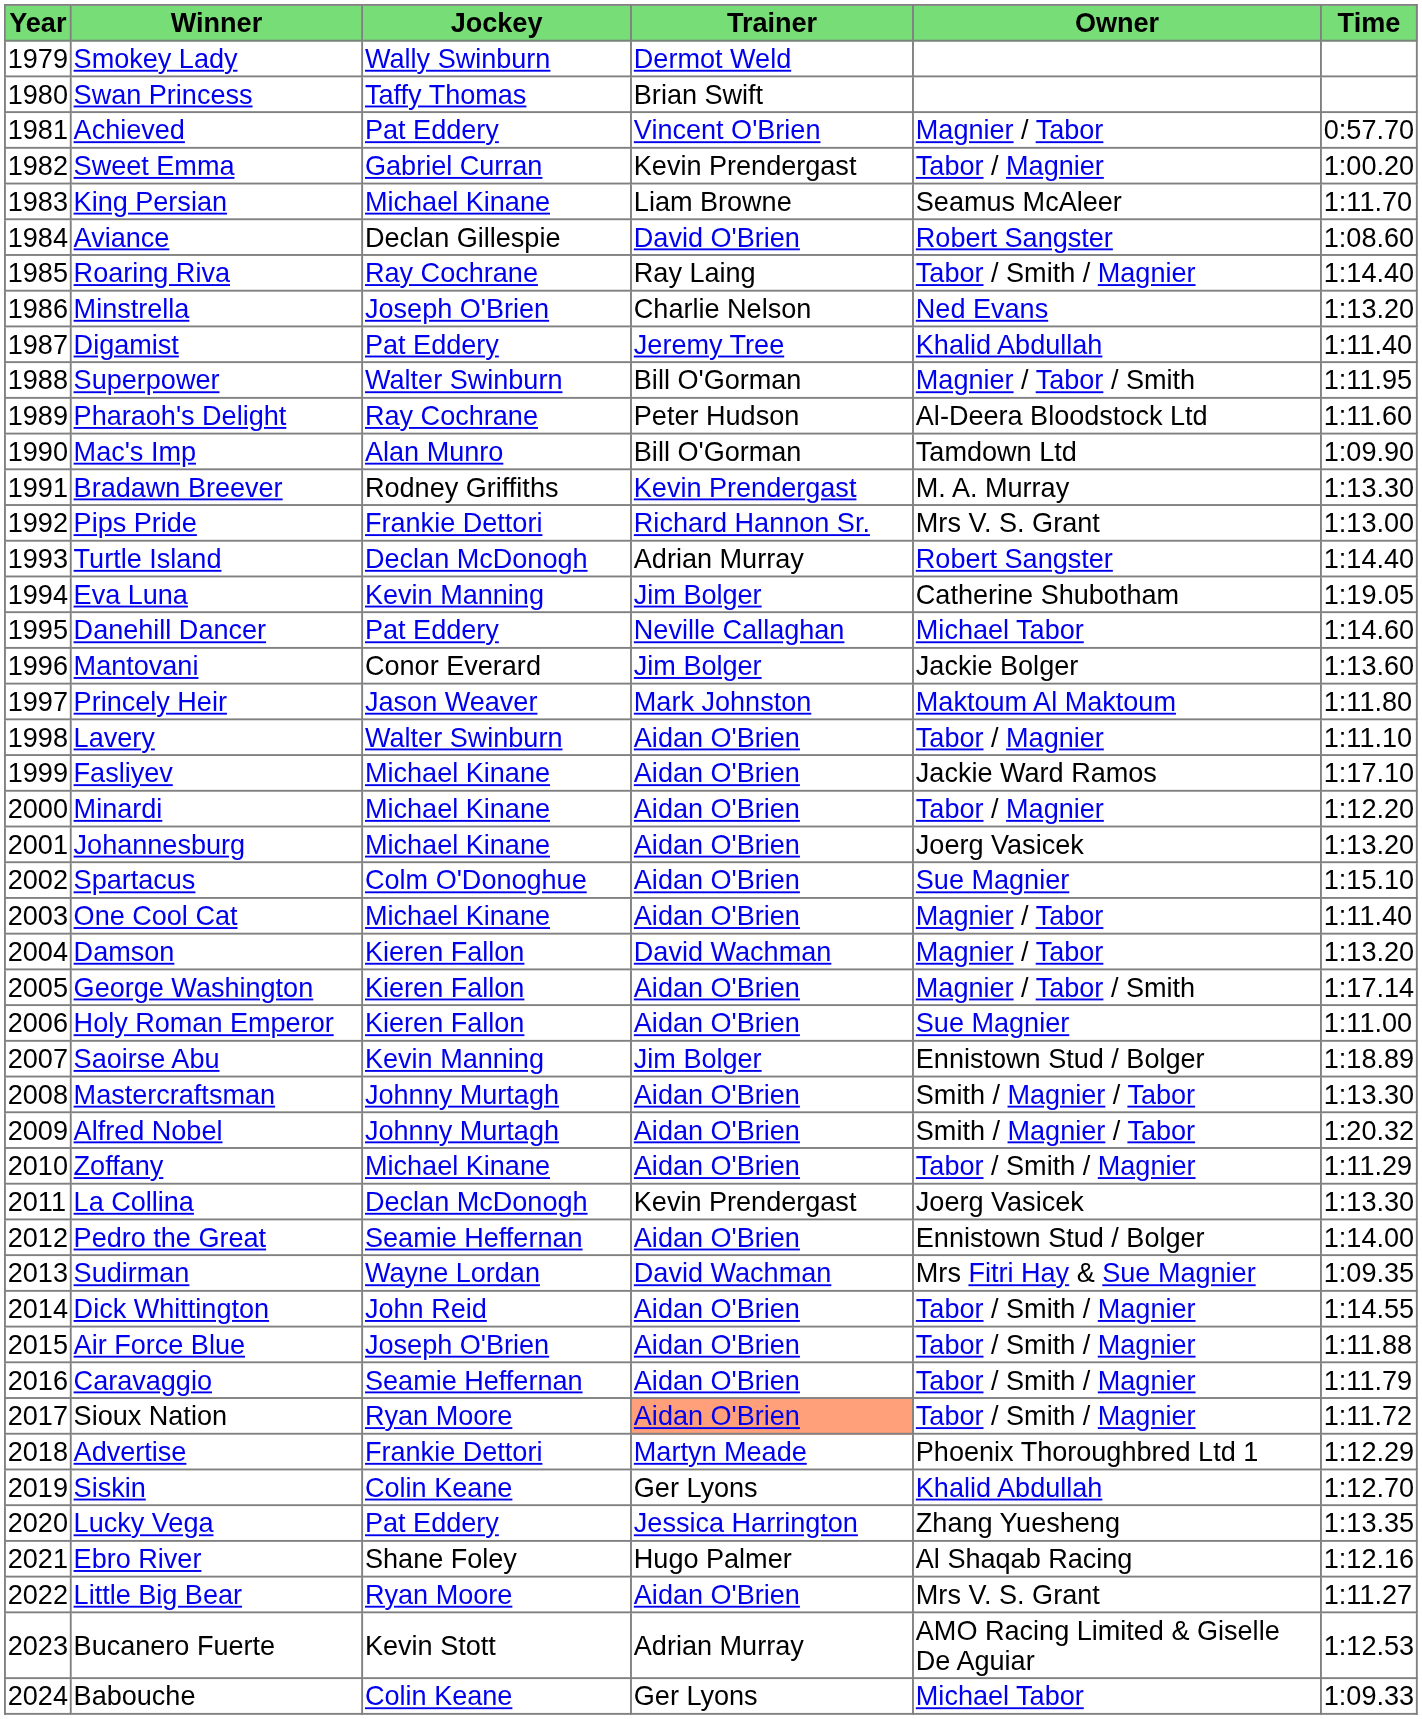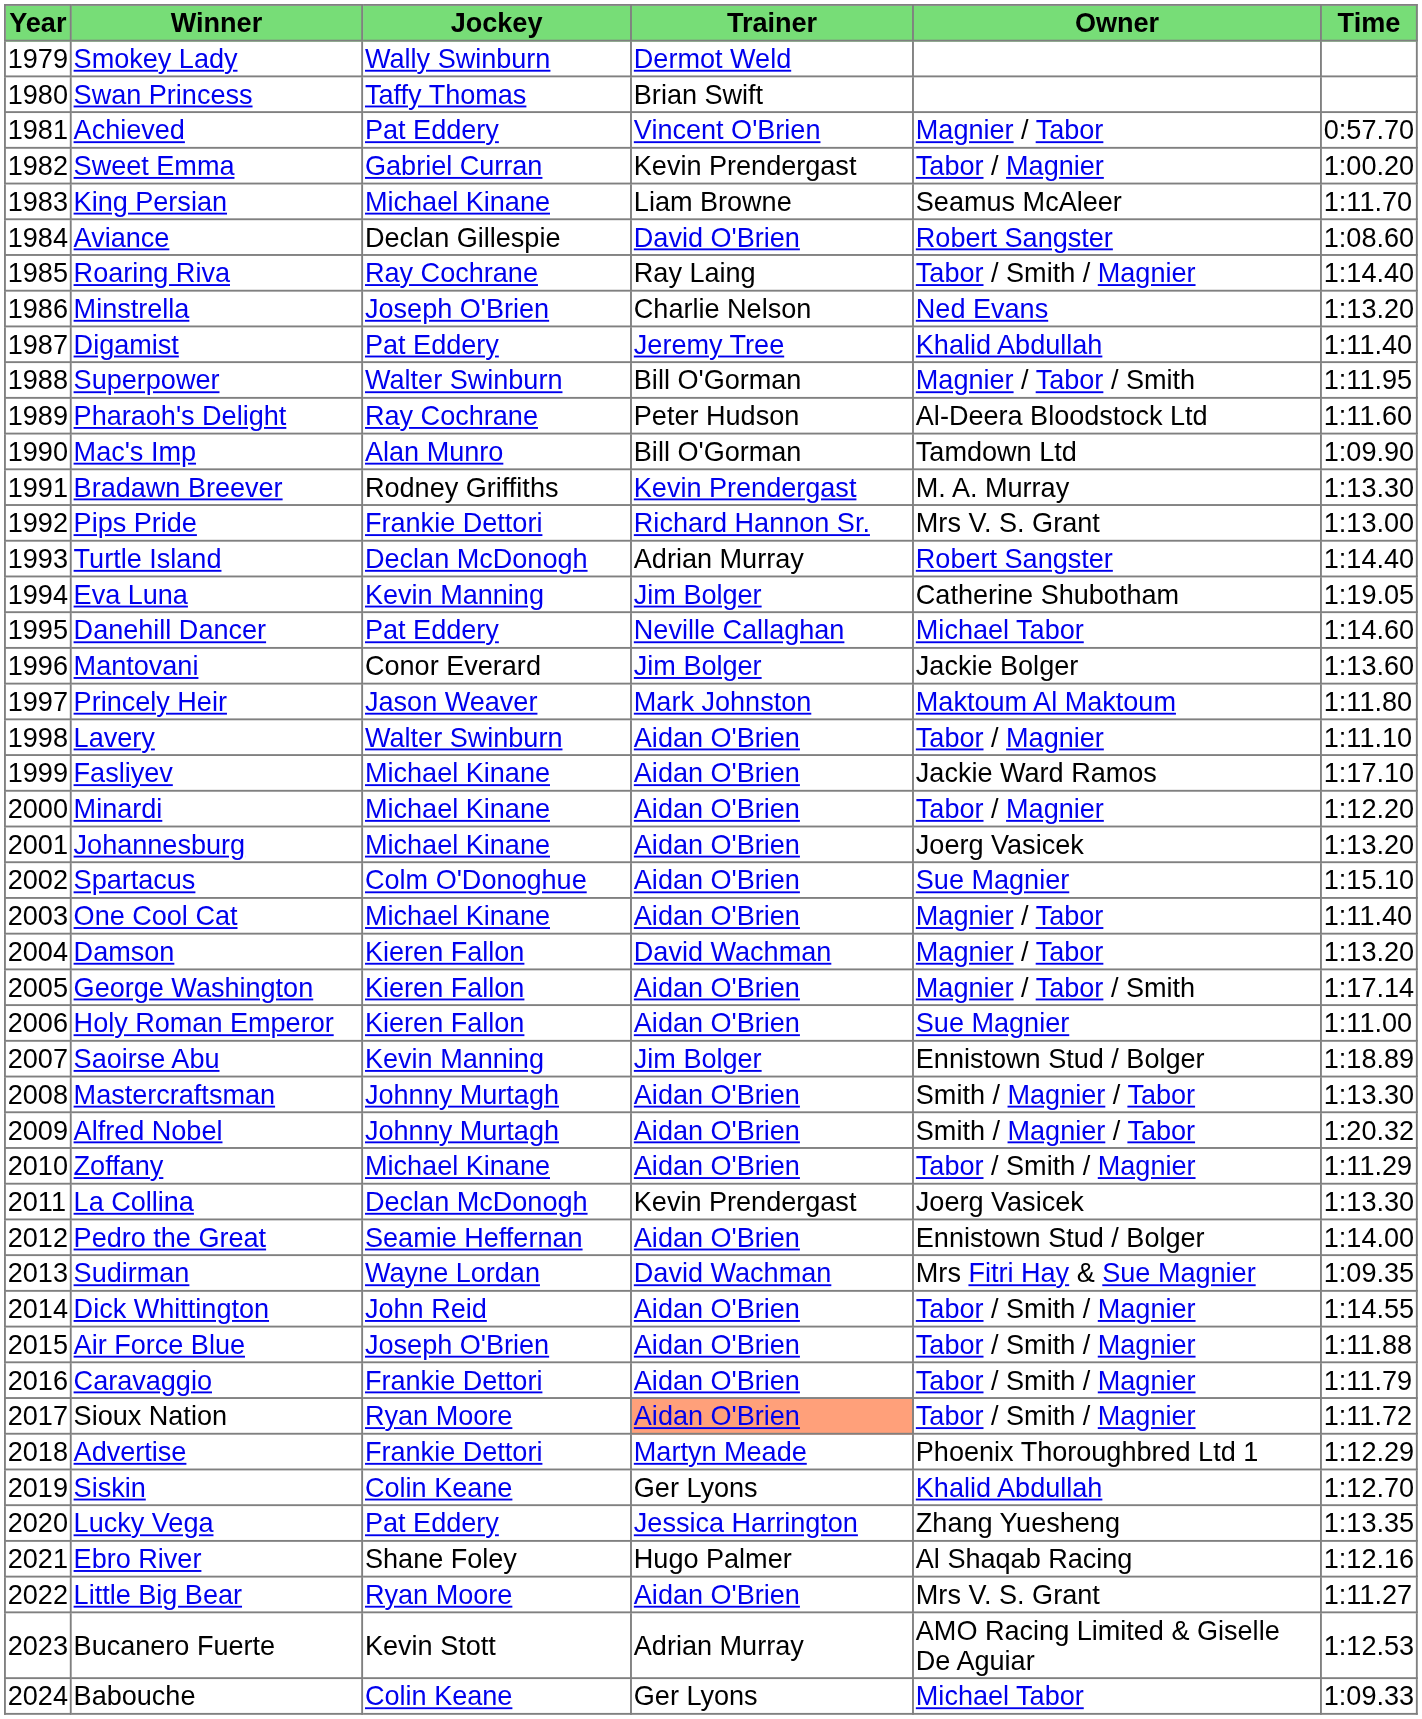(474, 1380) Seamie Heffernan -> (454, 1380) Frankie Dettori
